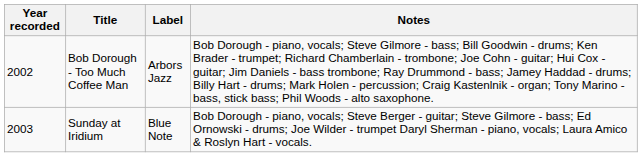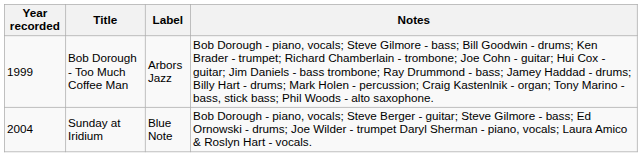(20, 71) 2002 -> (20, 71) 1999
(20, 129) 2003 -> (20, 129) 2004
